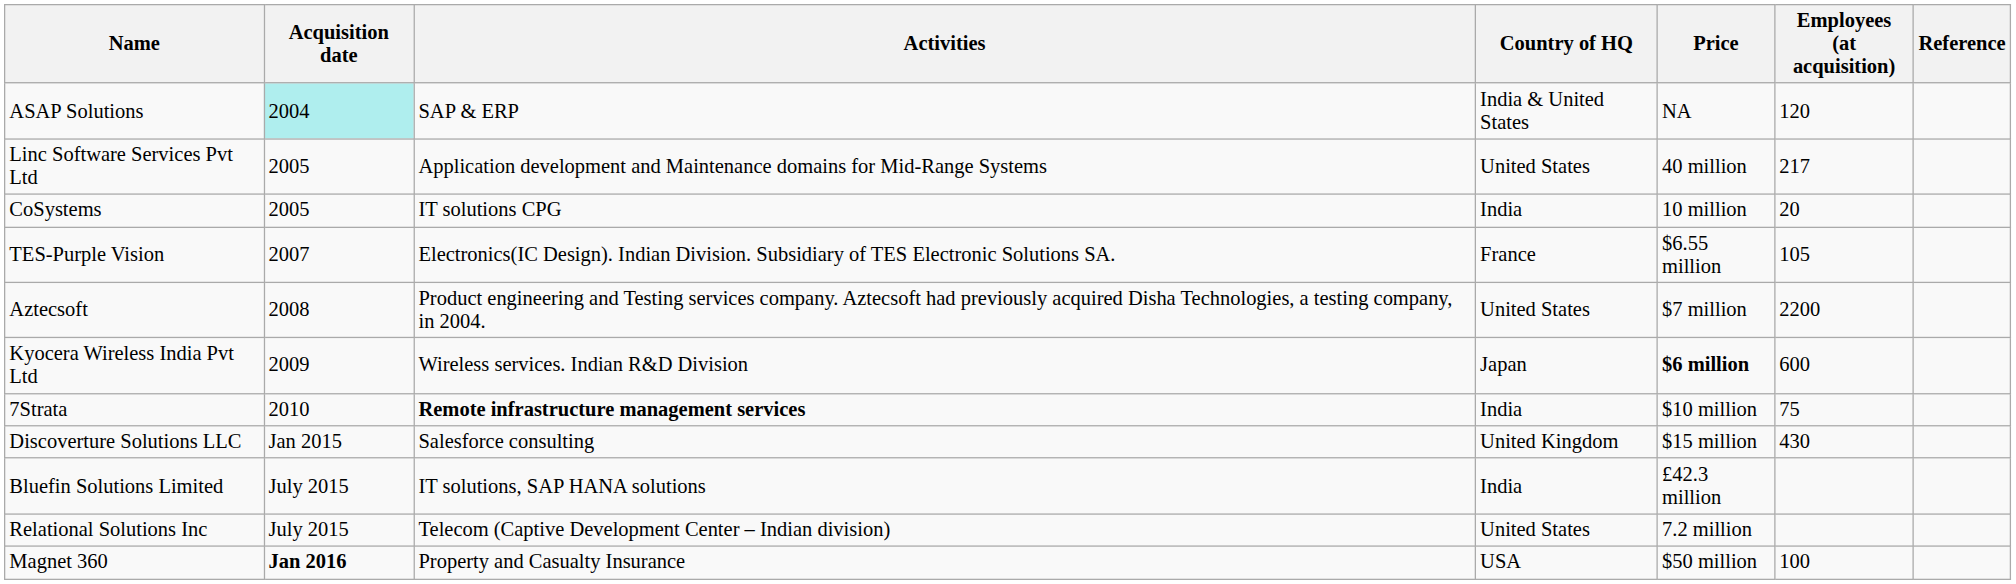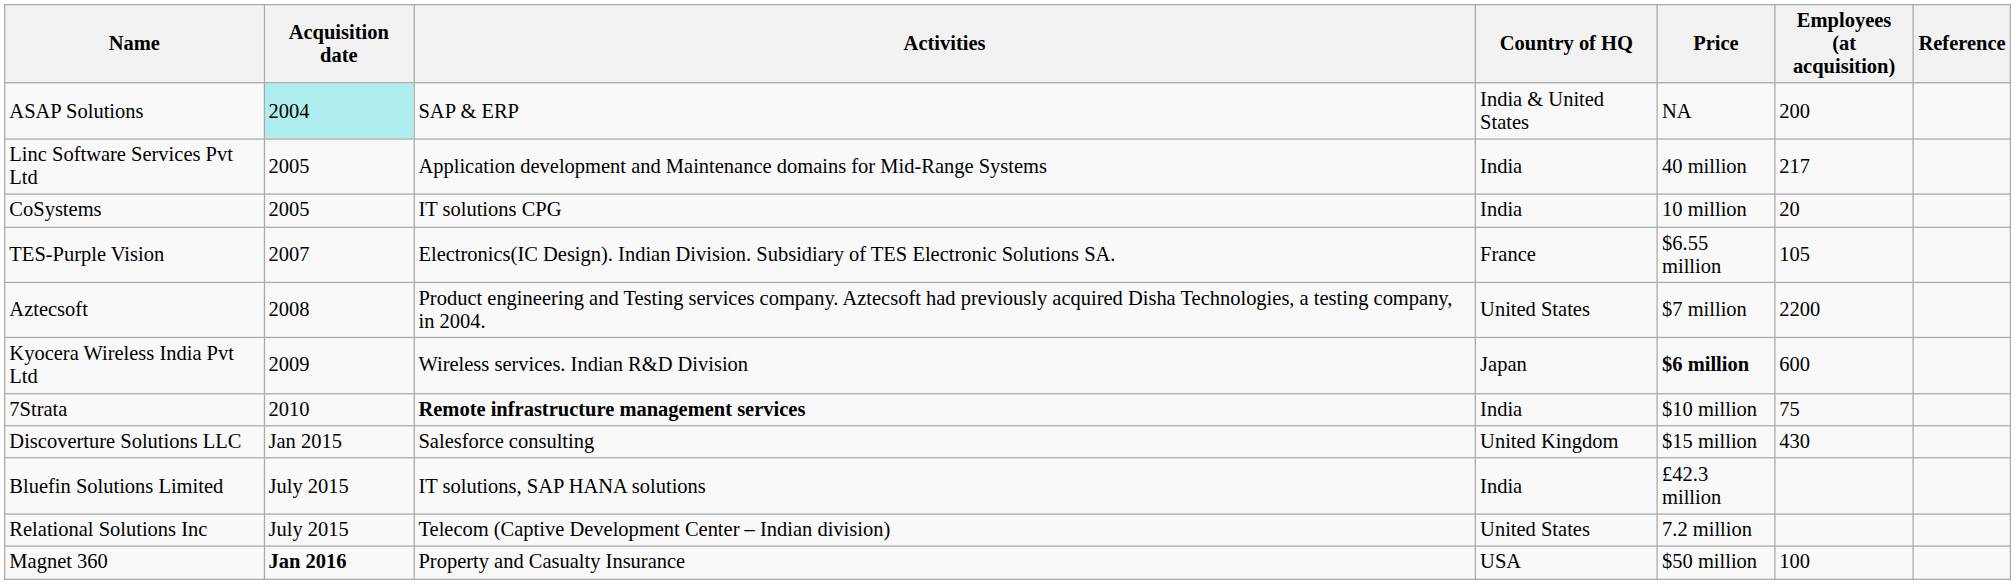(1795, 110) 120 -> (1795, 110) 200
(1535, 166) United States -> (1501, 166) India
